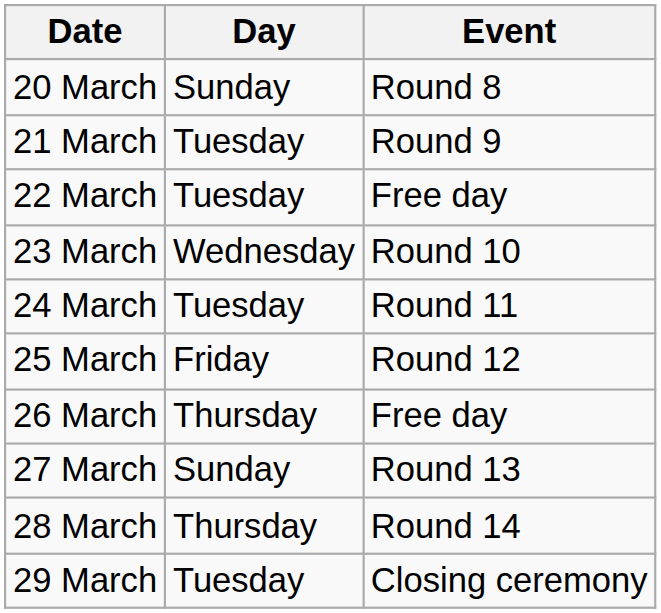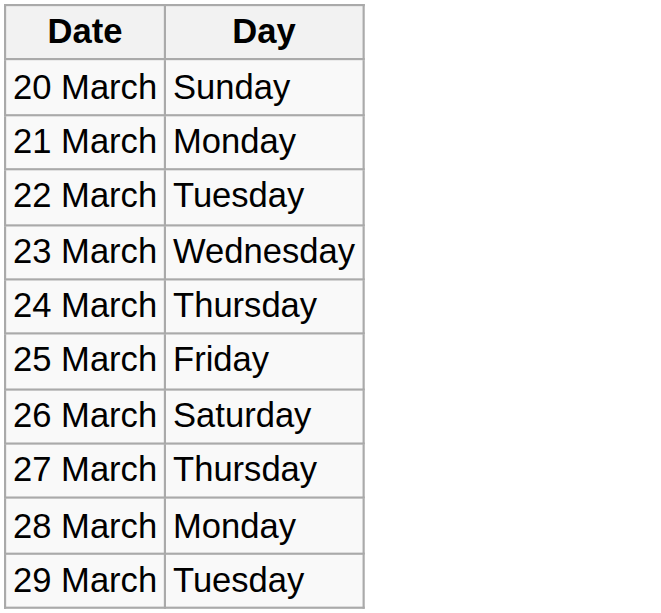- column: (509, 31)
(239, 141) Tuesday -> (235, 141) Monday
(239, 305) Tuesday -> (245, 305) Thursday
(245, 415) Thursday -> (242, 415) Saturday
(232, 470) Sunday -> (245, 470) Thursday
(245, 525) Thursday -> (235, 525) Monday
